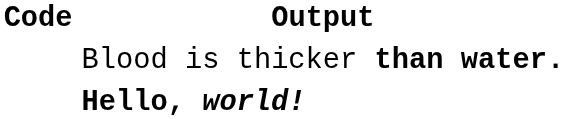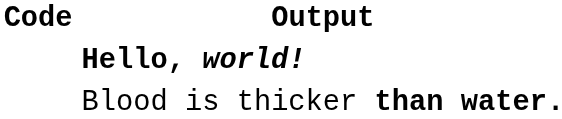rows swapped: (194, 102) <-> (323, 60)
